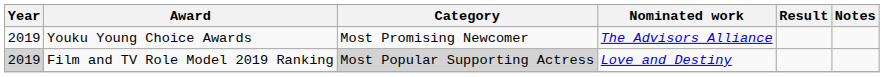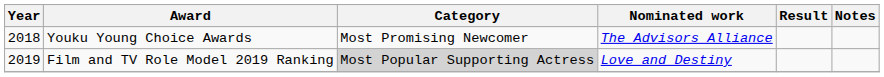(24, 38) 2019 -> (24, 38) 2018
(24, 60) lightgrey background -> (24, 60) no background
